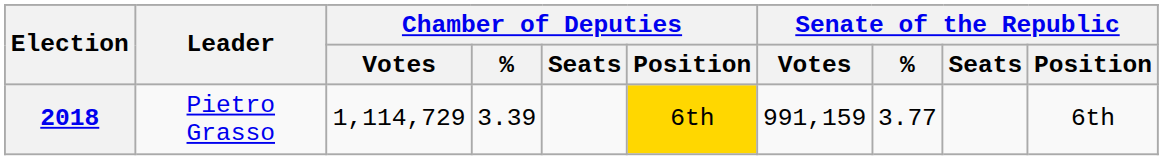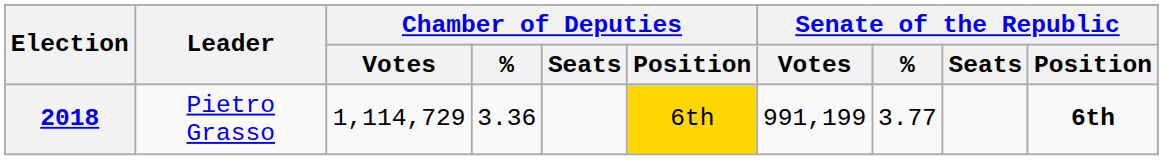(507, 119) 3.39 -> (507, 119) 3.36
(815, 119) 991,159 -> (815, 119) 991,199
(1093, 119) normal -> (1093, 119) bold
